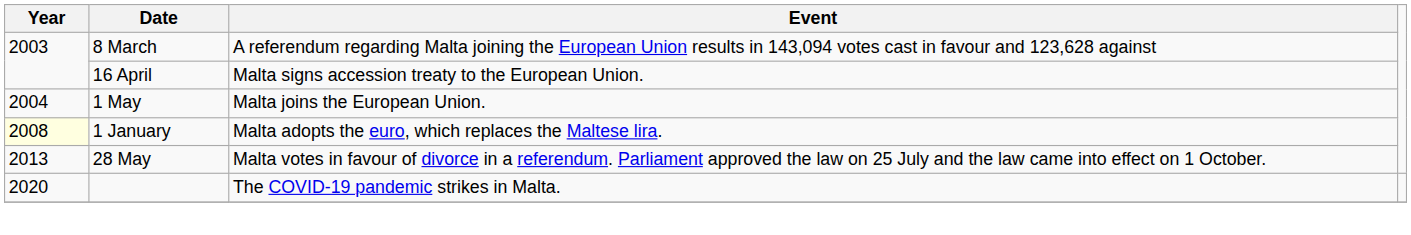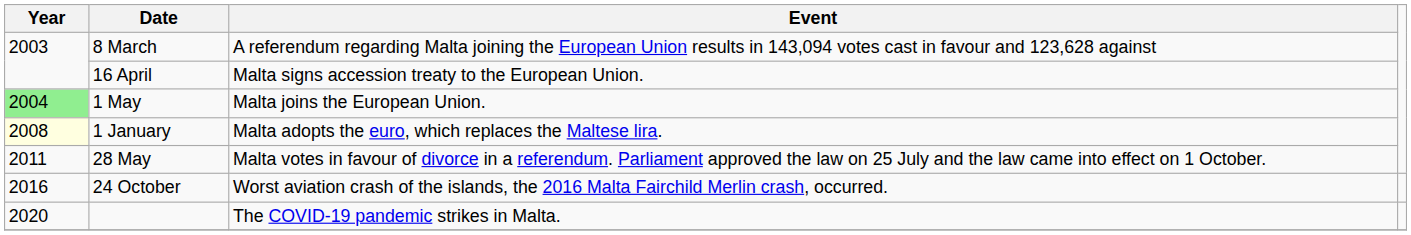(28, 103) no background -> (28, 103) lightgreen background
(28, 159) 2013 -> (28, 159) 2011
+ row: (137, 187)
